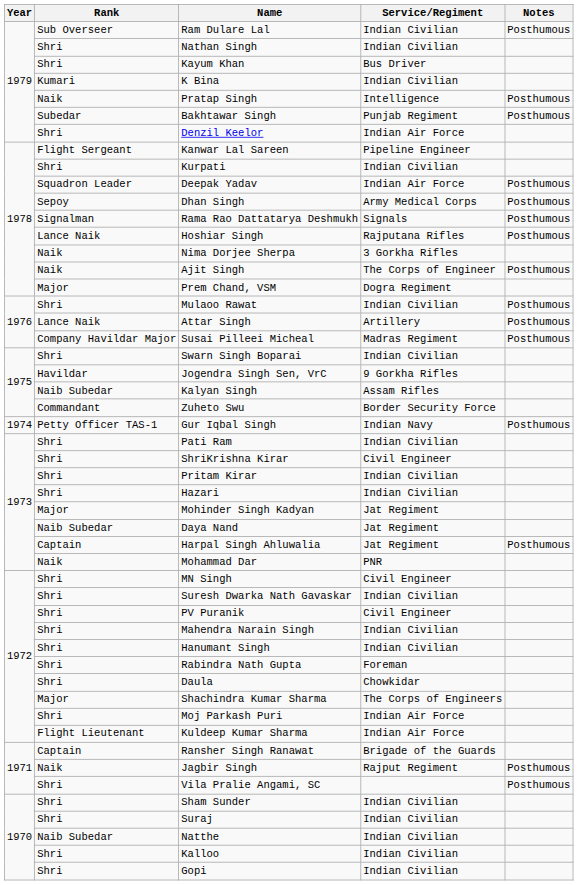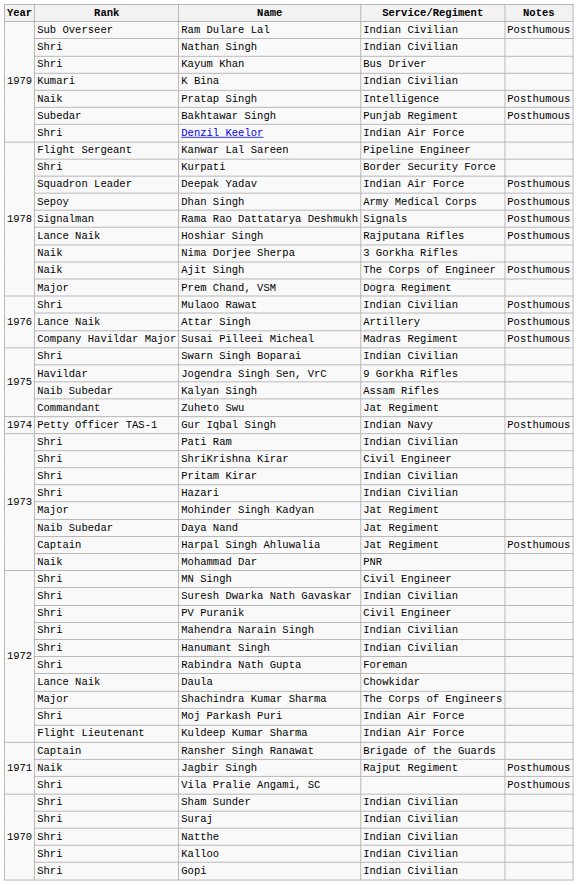(411, 167) Indian Civilian -> (430, 167) Border Security Force
(430, 408) Border Security Force -> (401, 408) Jat Regiment
(50, 682) Shri -> (69, 682) Lance Naik
(75, 837) Naib Subedar -> (50, 837) Shri
